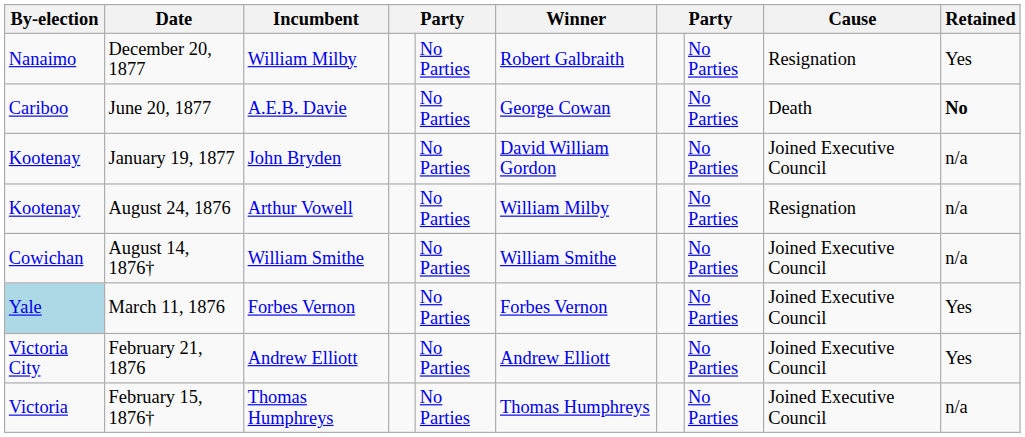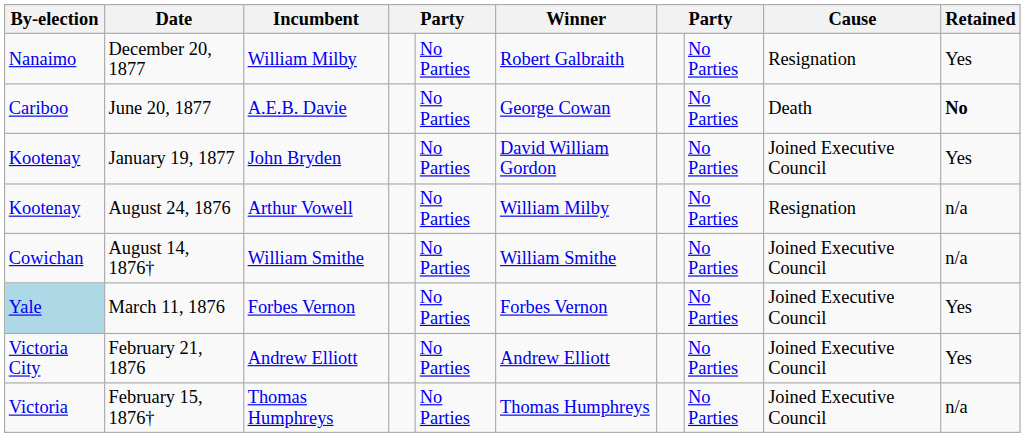(956, 158) n/a -> (959, 158) Yes
